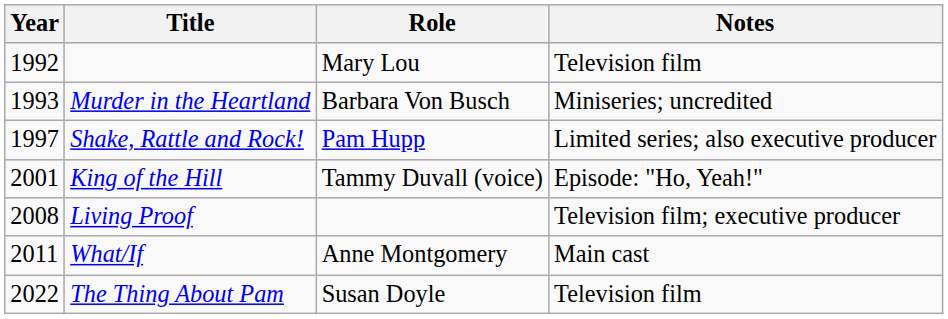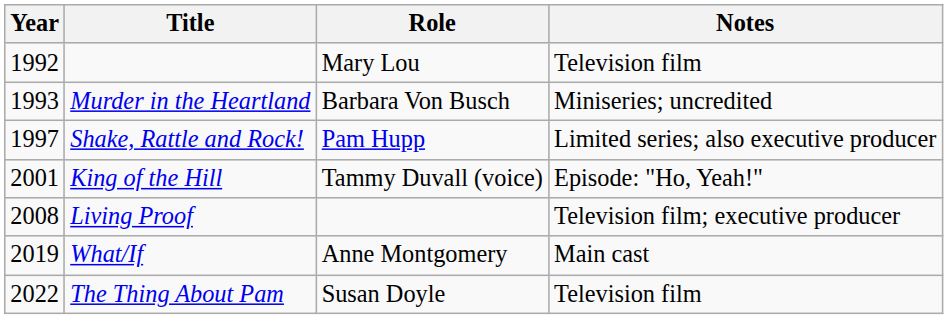(34, 255) 2011 -> (35, 255) 2019
